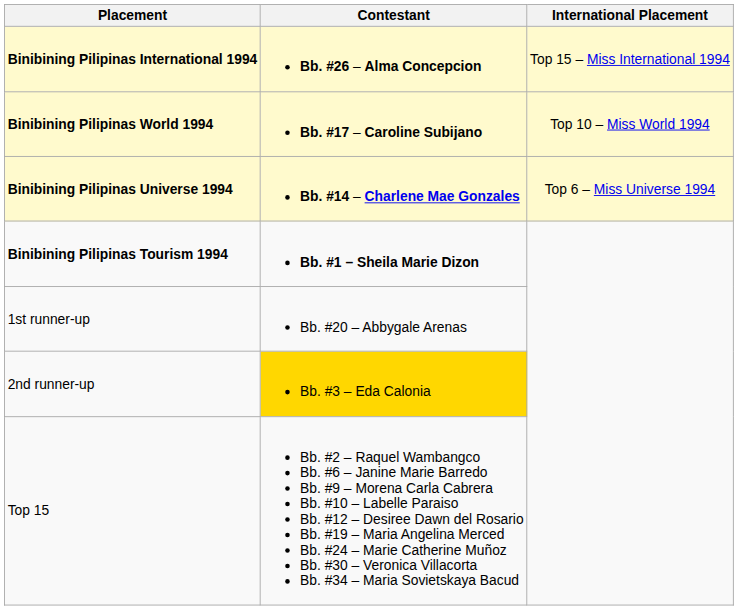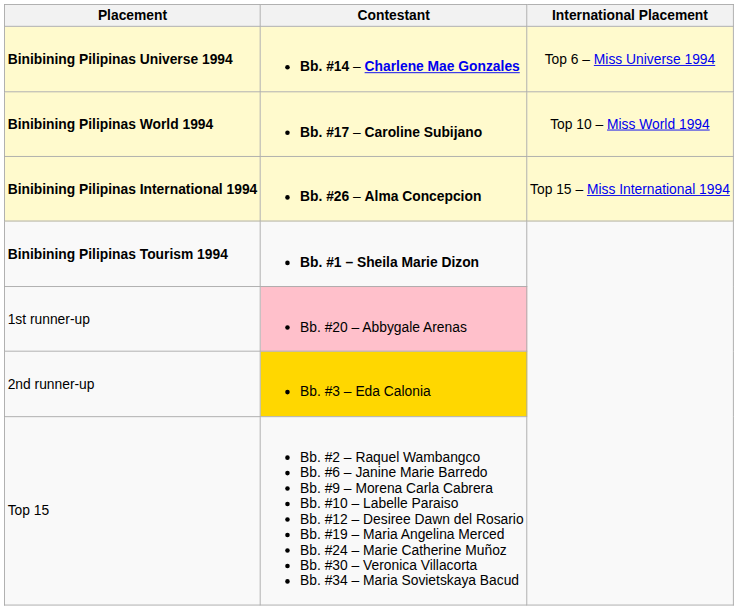rows swapped: (120, 189) <-> (132, 59)
(394, 327) no background -> (394, 327) pink background
